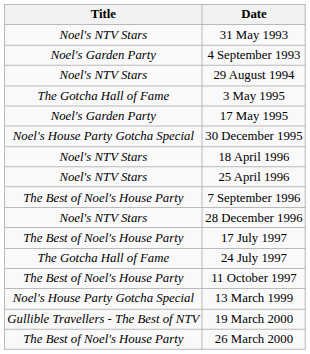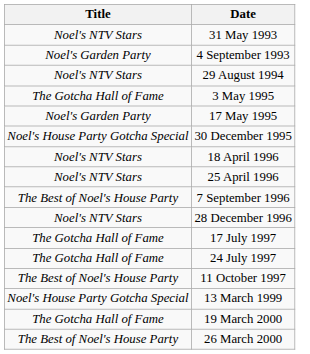(103, 237) The Best of Noel's House Party -> (98, 237) The Gotcha Hall of Fame
(103, 319) Gullible Travellers - The Best of NTV -> (98, 319) The Gotcha Hall of Fame
